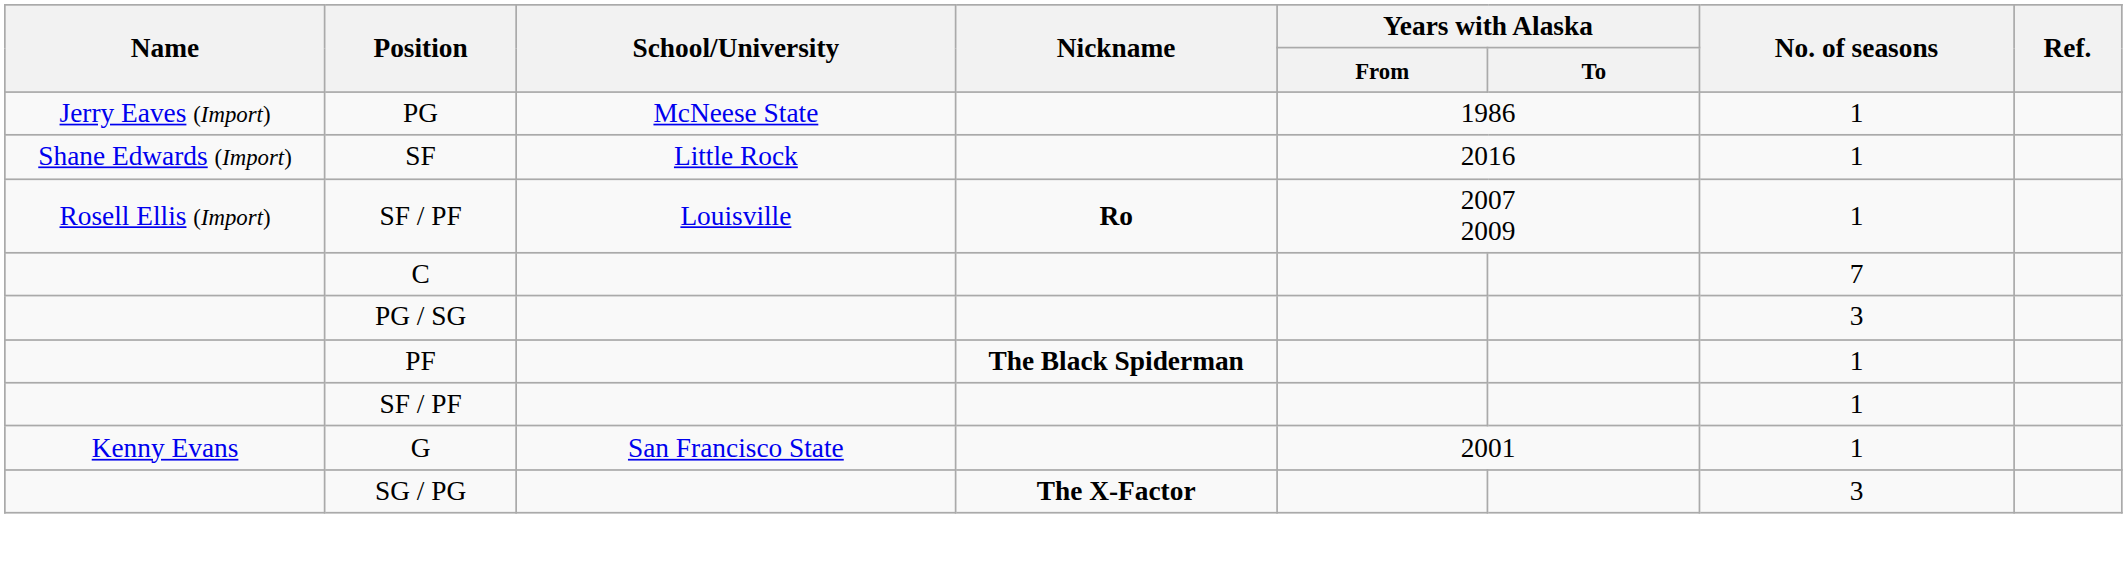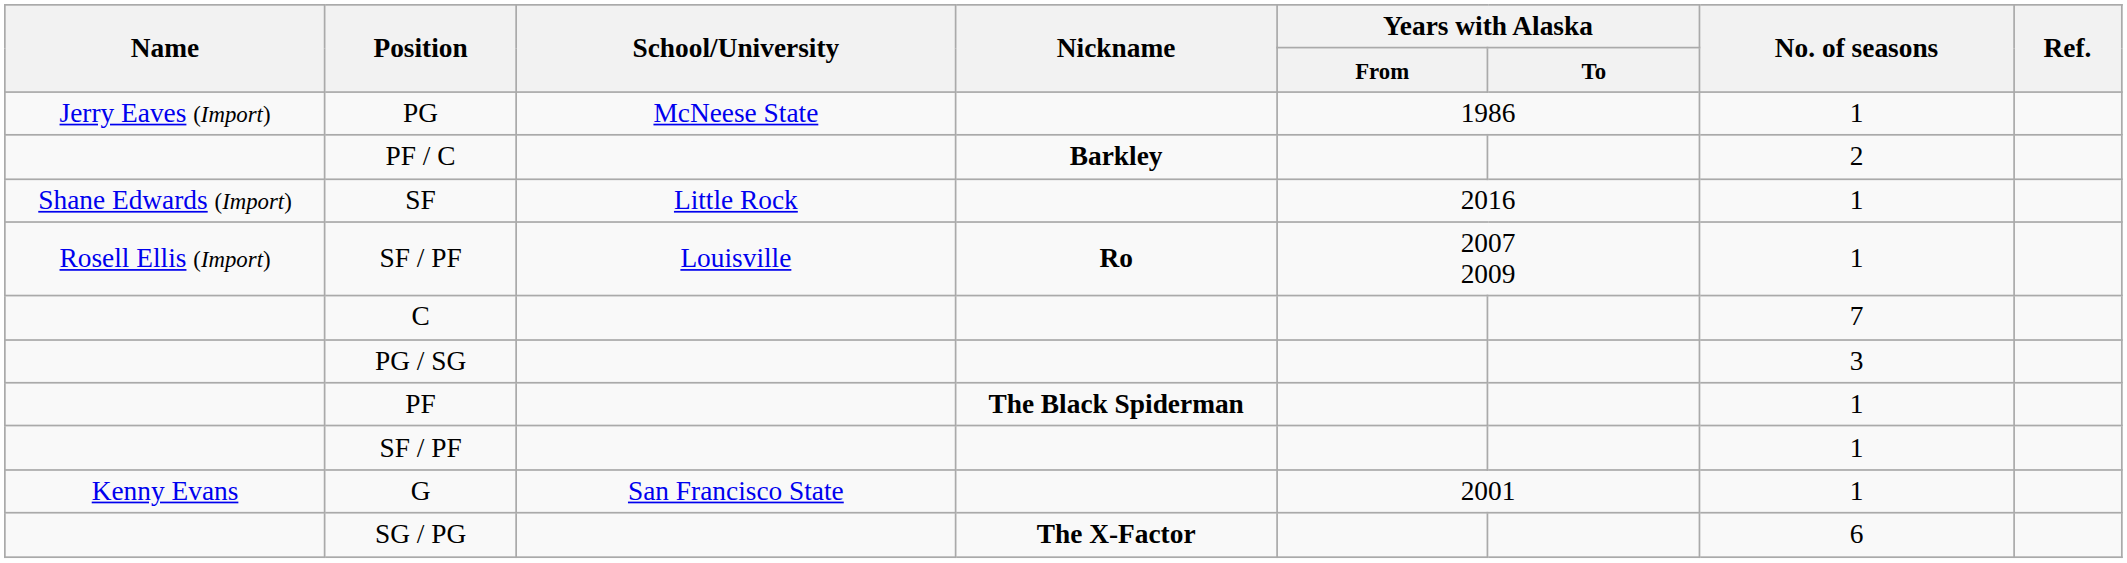+ row: (165, 157)
(1857, 490) 3 -> (1857, 534) 6
